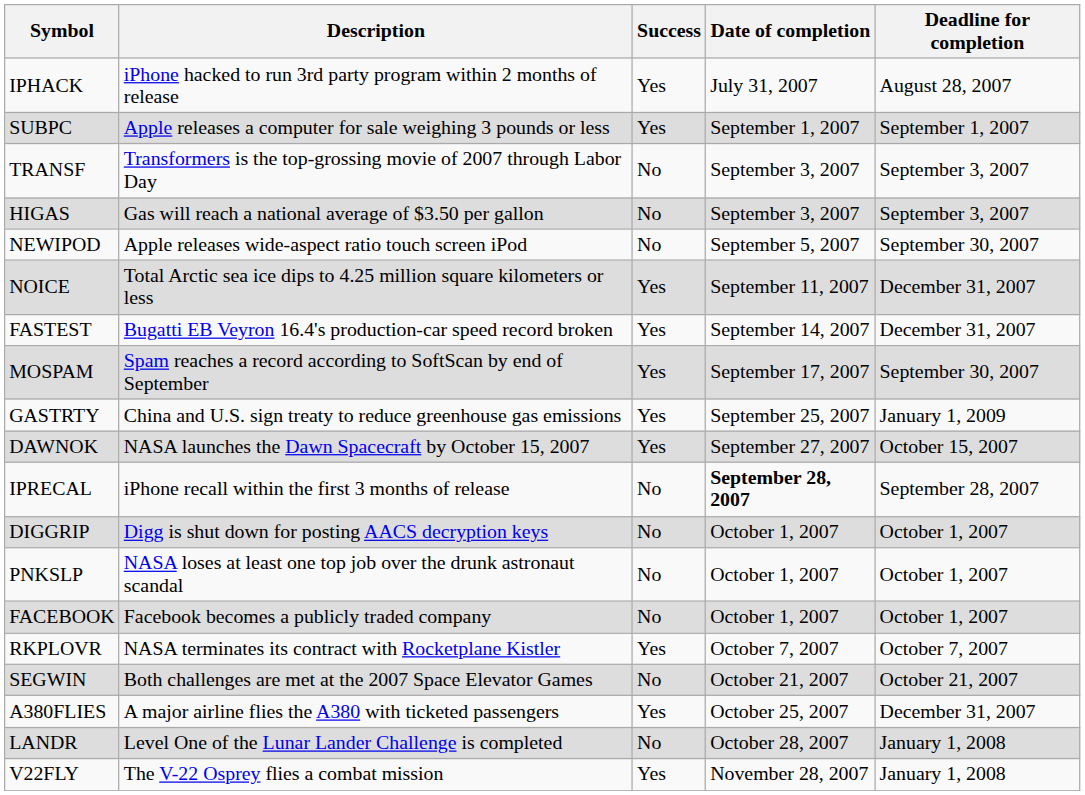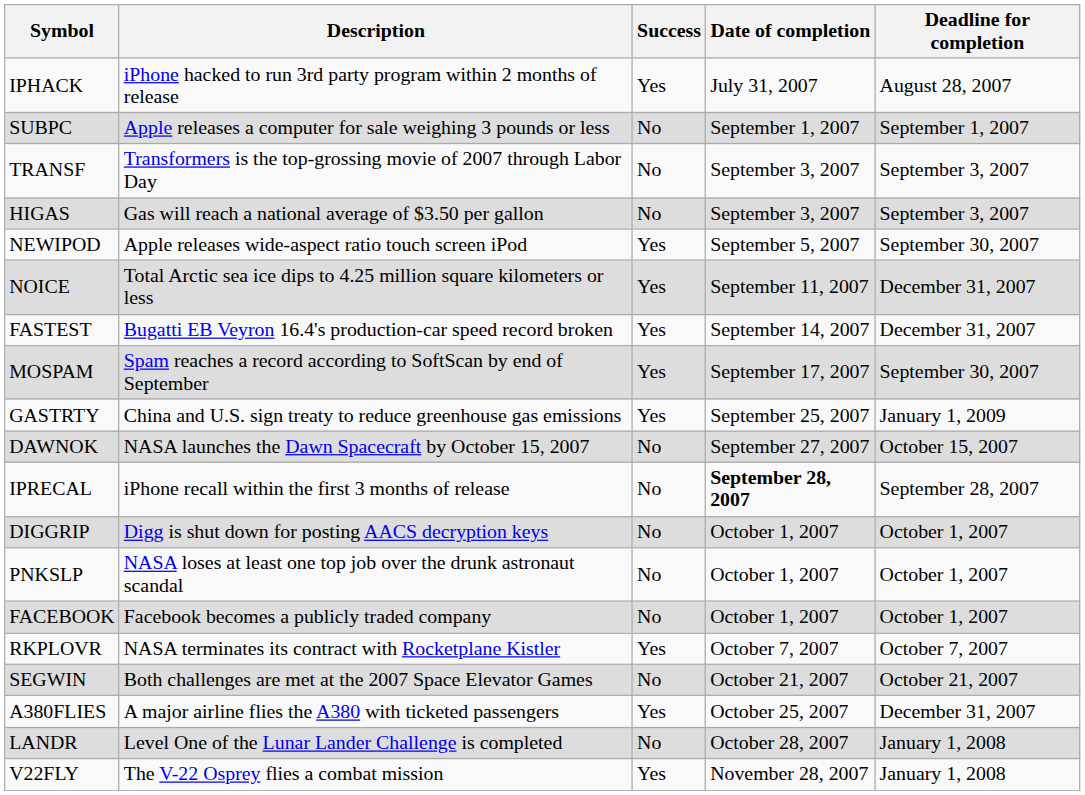(652, 127) Yes -> (649, 127) No
(649, 244) No -> (652, 244) Yes
(652, 446) Yes -> (649, 446) No
